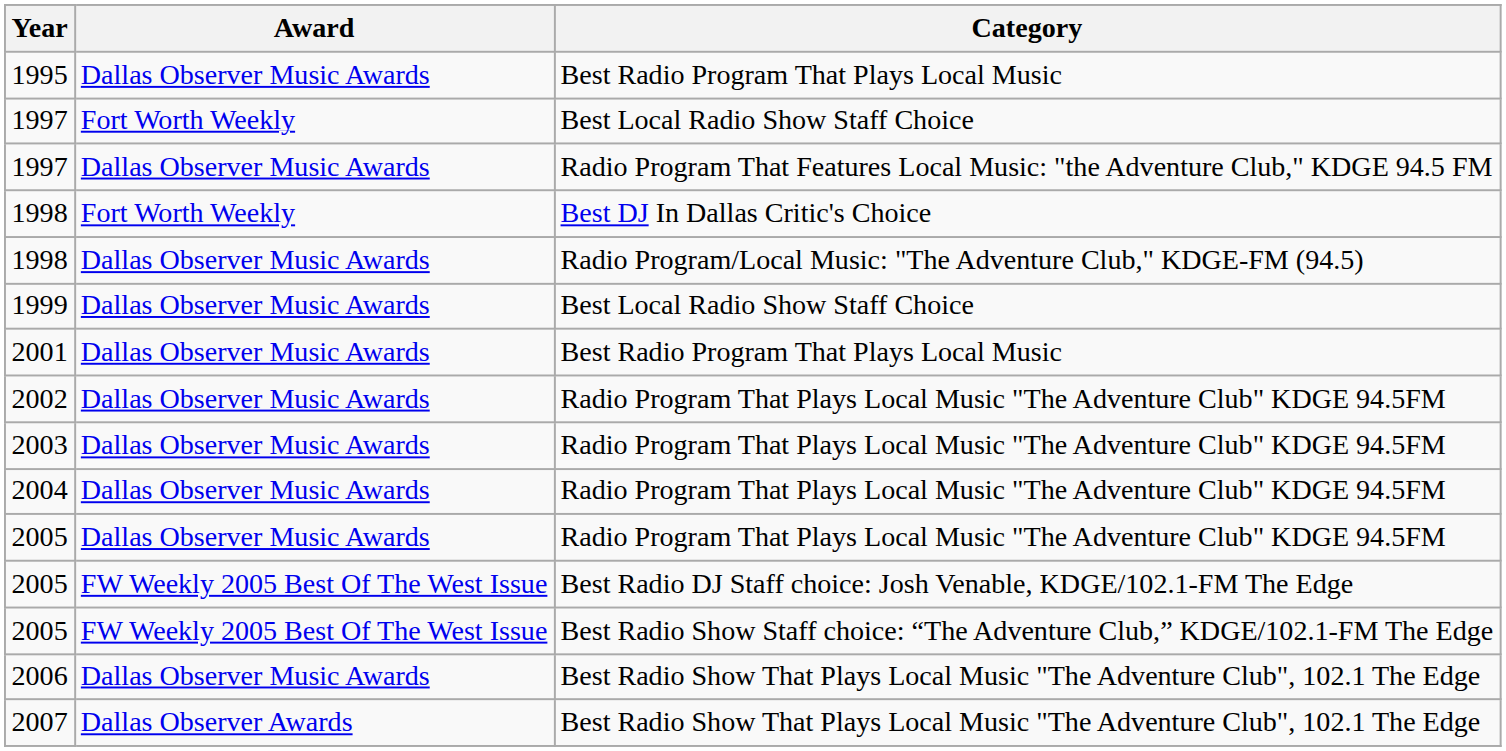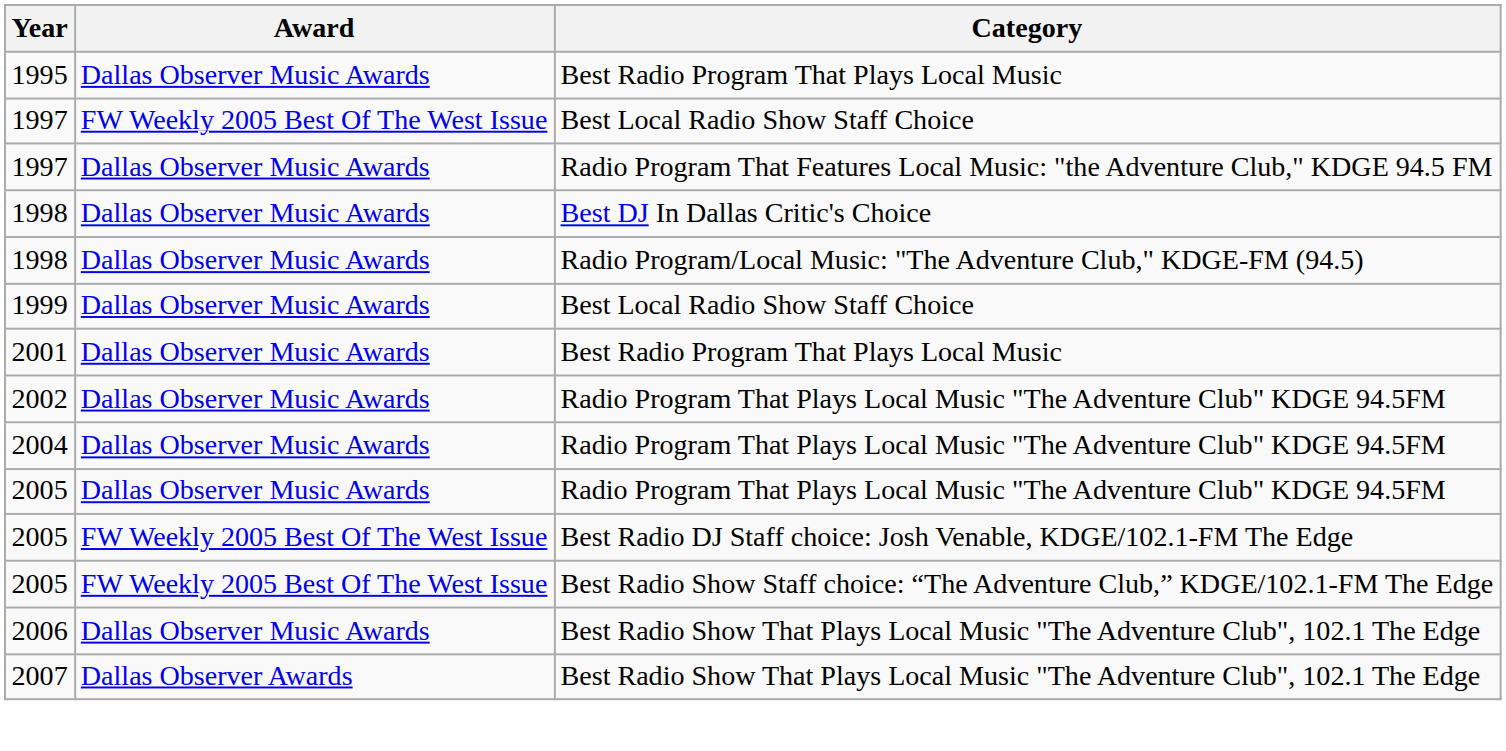(188, 120) Fort Worth Weekly -> (314, 120) FW Weekly 2005 Best Of The West Issue
(188, 213) Fort Worth Weekly -> (255, 213) Dallas Observer Music Awards
- row: (40, 444)
